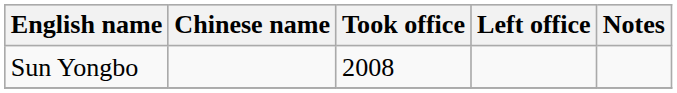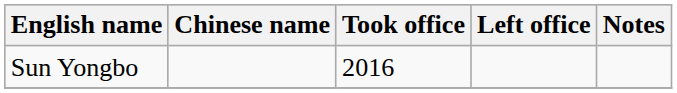(368, 66) 2008 -> (368, 66) 2016
